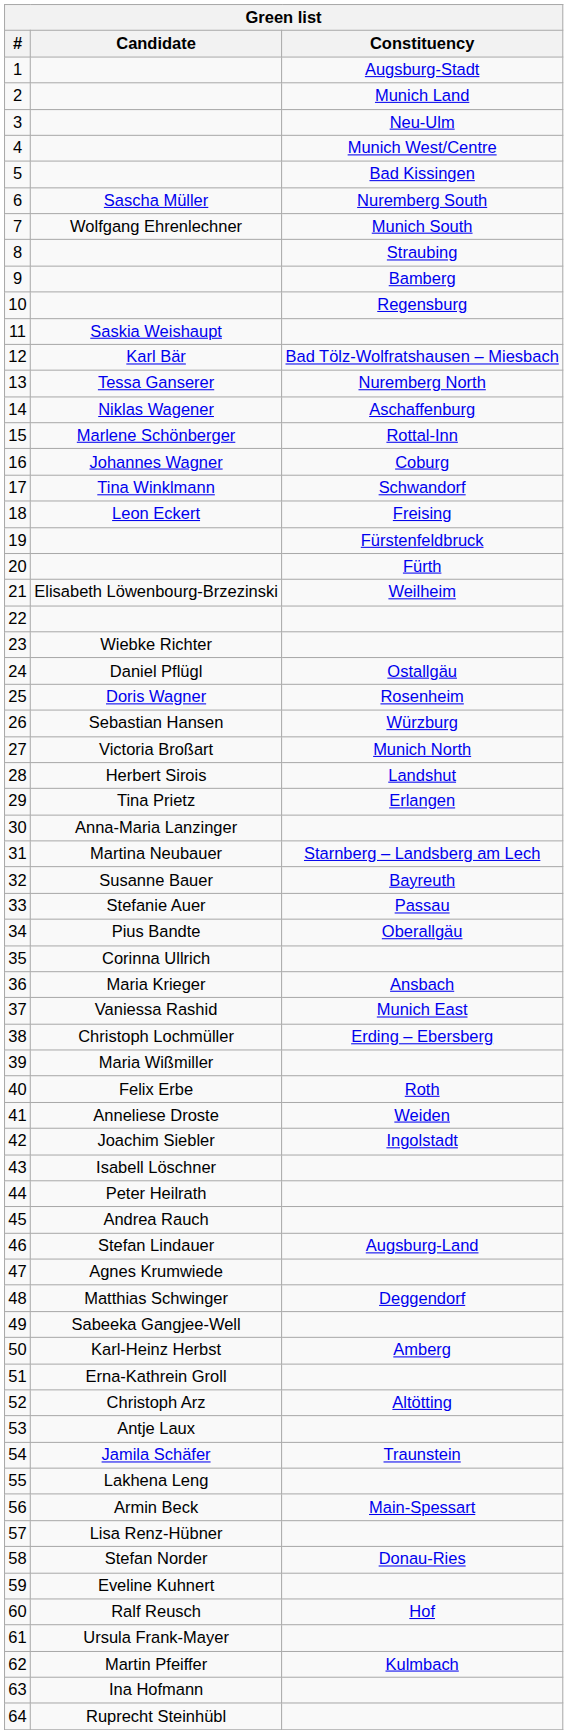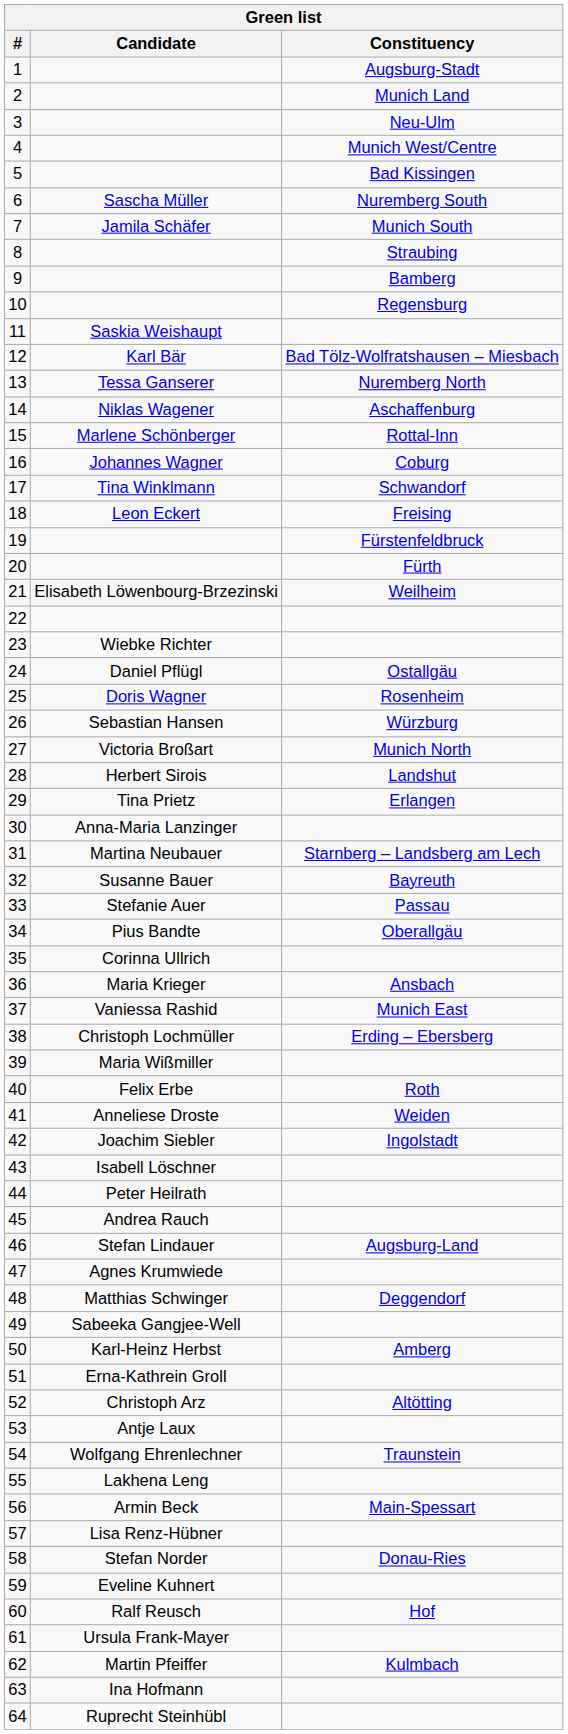(156, 226) Wolfgang Ehrenlechner -> (156, 226) Jamila Schäfer
(156, 1455) Jamila Schäfer -> (156, 1455) Wolfgang Ehrenlechner
